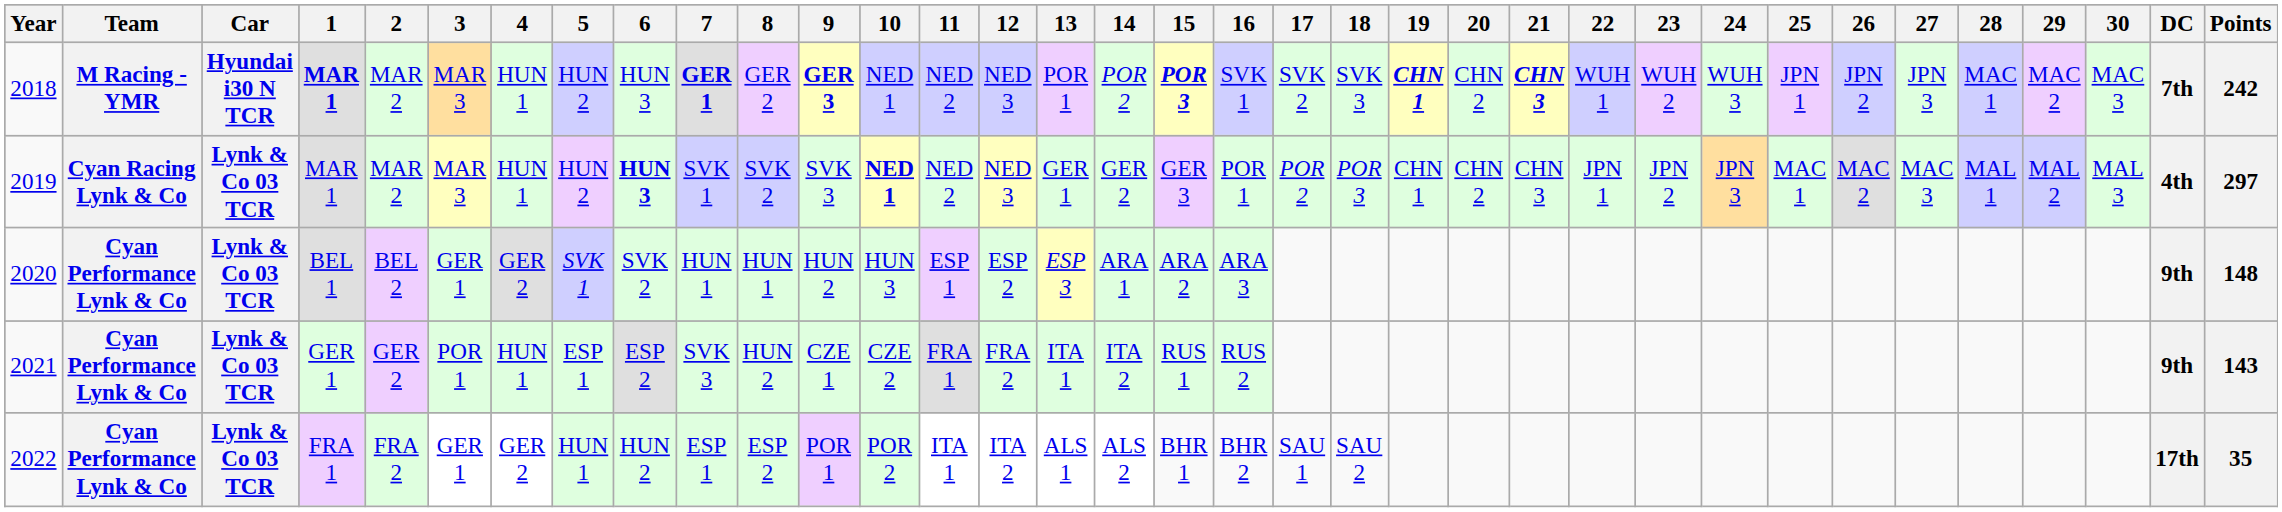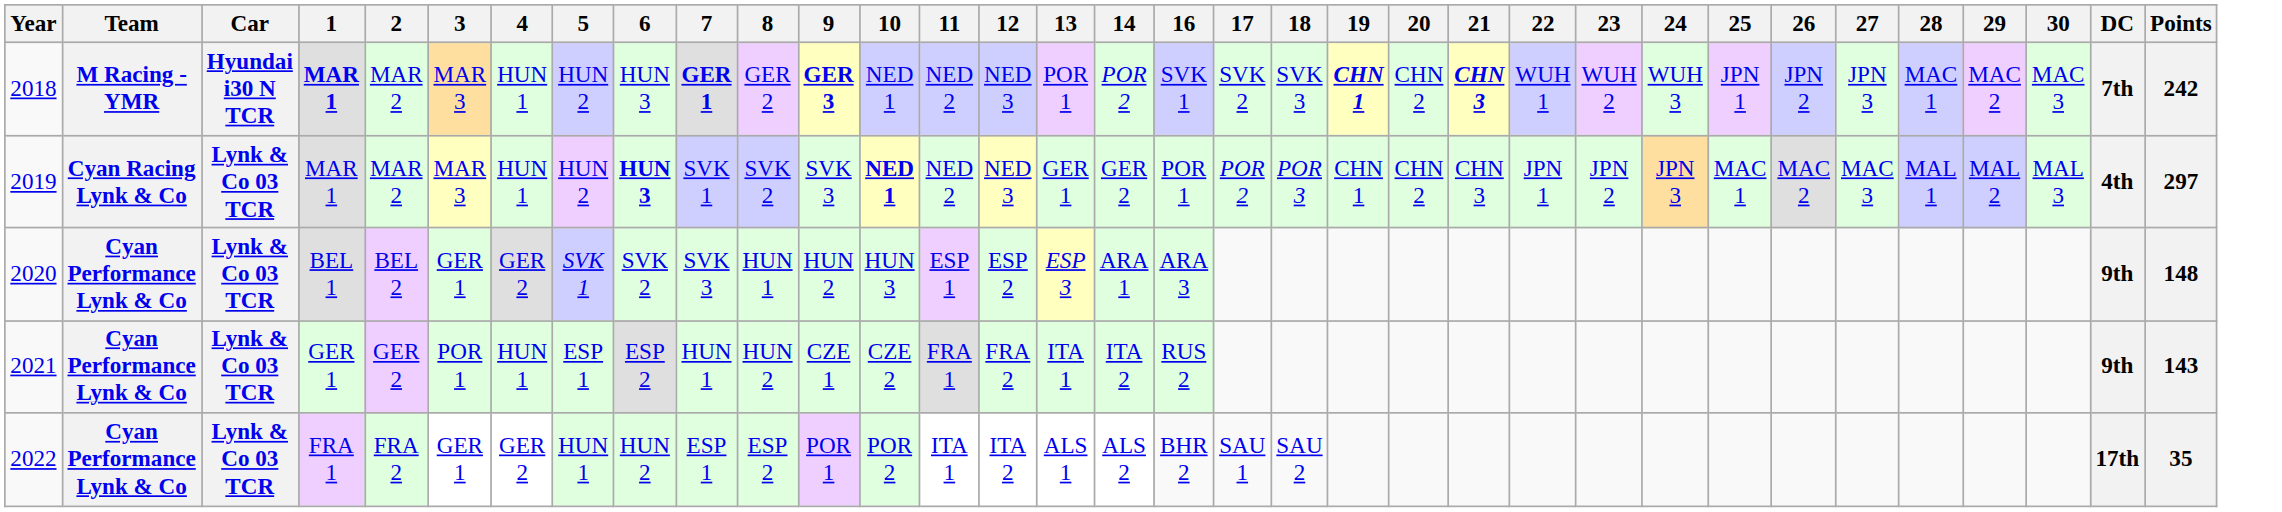- column: (1184, 23)
(707, 273) HUN 1 -> (707, 273) SVK 3
(707, 366) SVK 3 -> (707, 366) HUN 1
